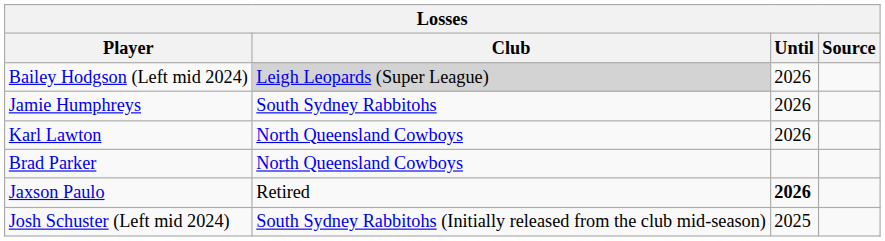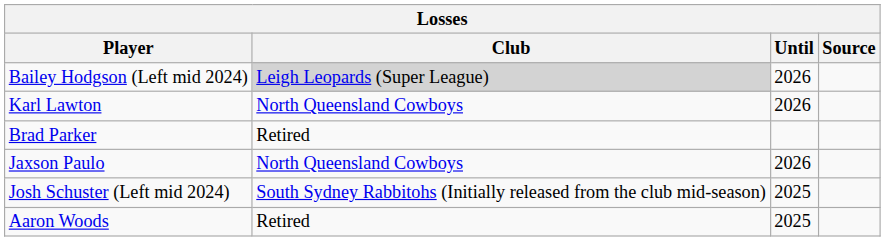- row: (75, 105)
(360, 163) North Queensland Cowboys -> (283, 134) Retired
(283, 192) Retired -> (360, 163) North Queensland Cowboys
(793, 192) bold -> (793, 163) normal
+ row: (59, 221)
